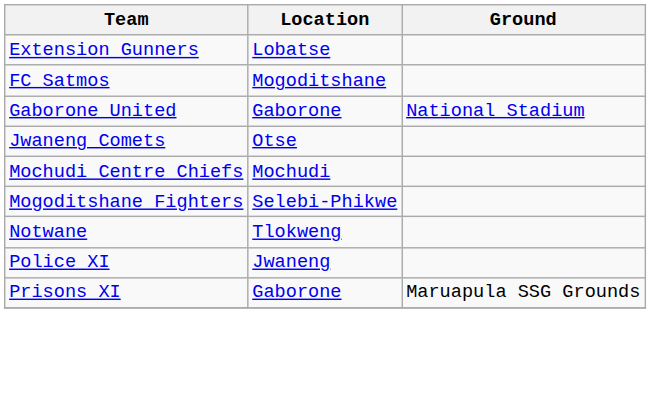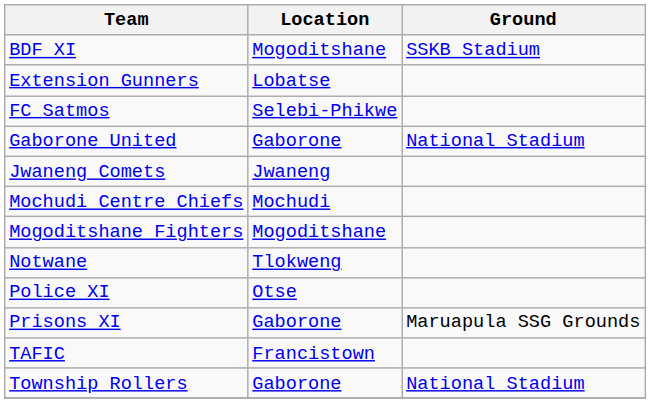+ row: (43, 50)
(319, 80) Mogoditshane -> (325, 111) Selebi-Phikwe
(275, 141) Otse -> (291, 171) Jwaneng
(325, 202) Selebi-Phikwe -> (319, 232) Mogoditshane
(291, 262) Jwaneng -> (275, 293) Otse
+ row: (37, 353)
+ row: (98, 383)
